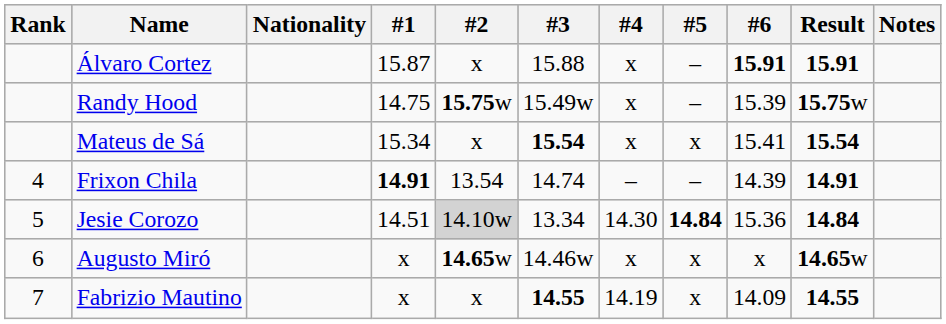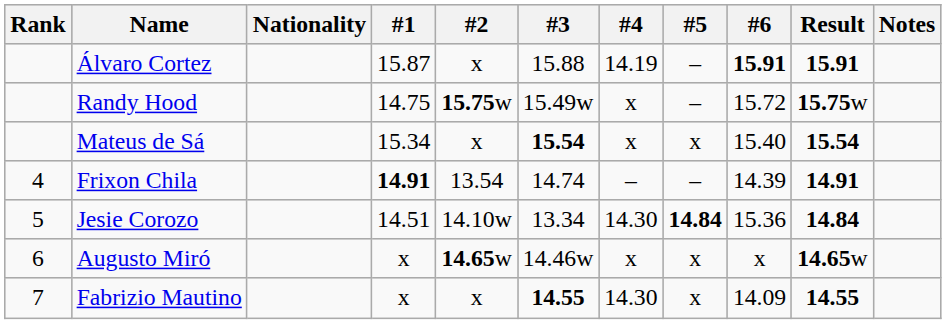(631, 63) x -> (631, 63) 14.19
(760, 102) 15.39 -> (760, 102) 15.72
(760, 141) 15.41 -> (760, 141) 15.40
(477, 219) lightgrey background -> (477, 219) no background
(631, 297) 14.19 -> (631, 297) 14.30
